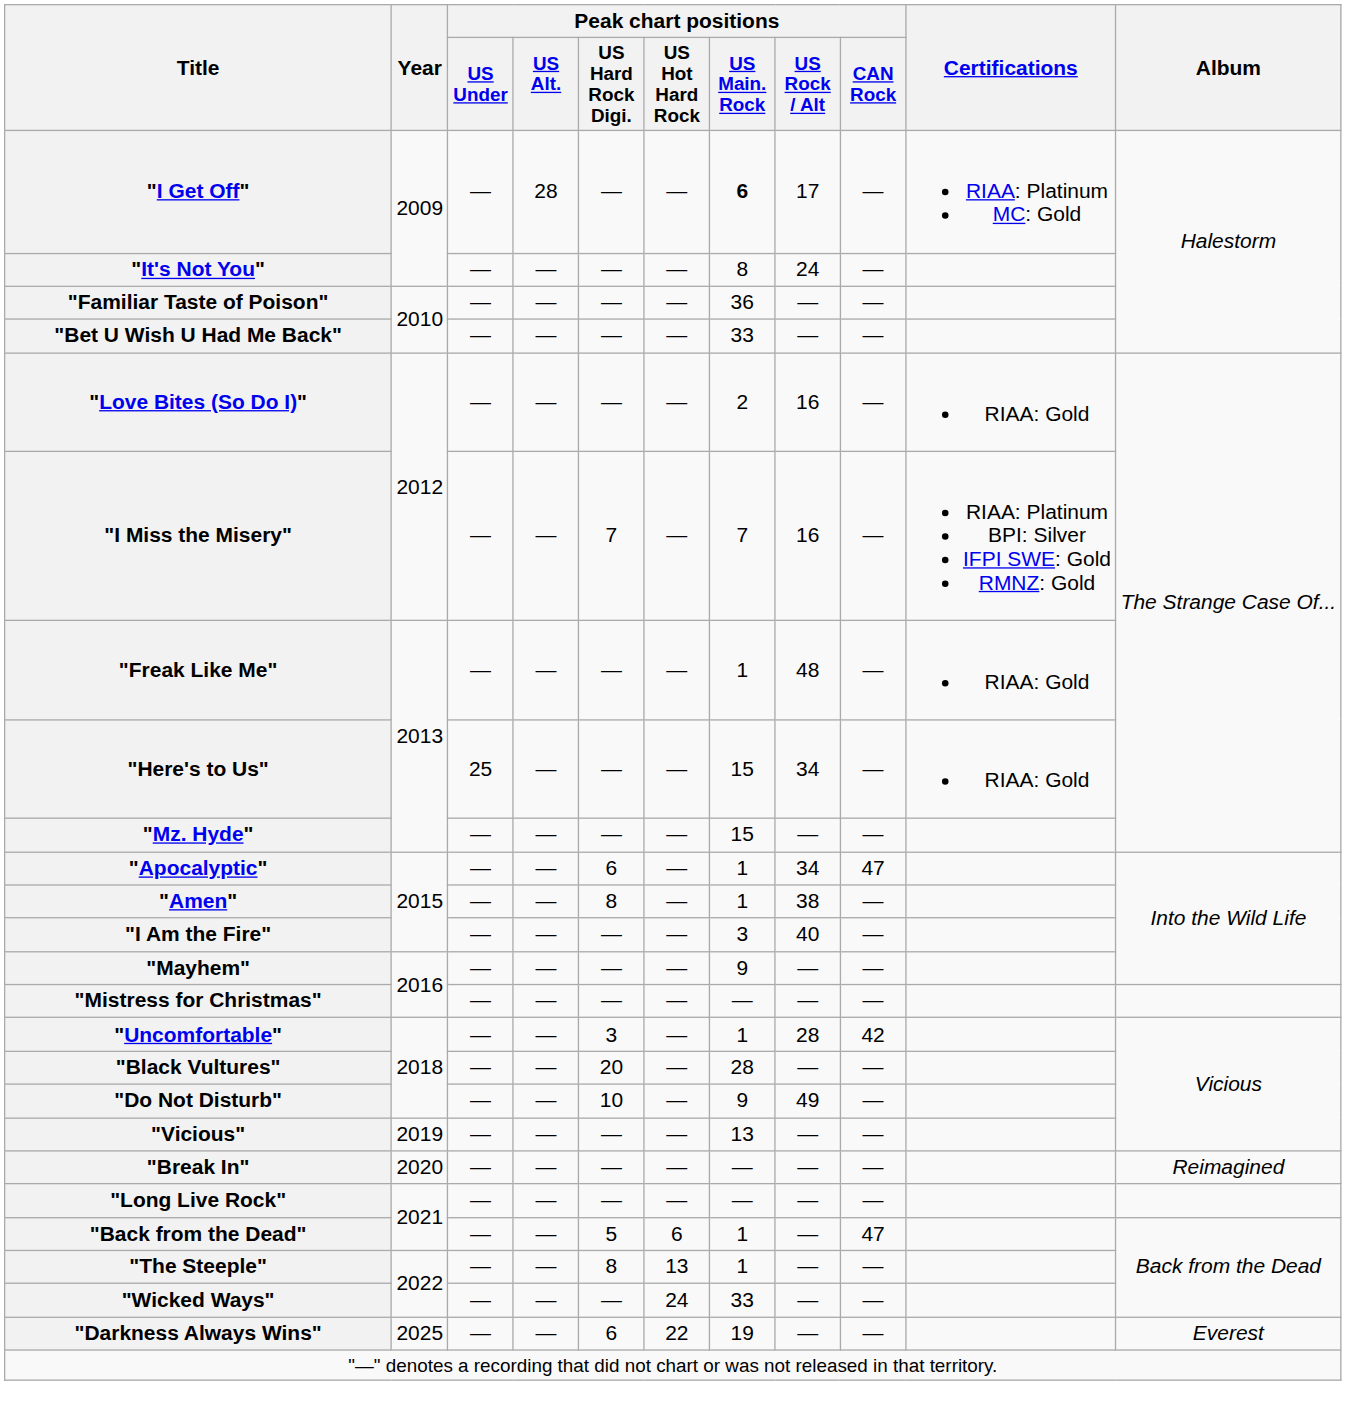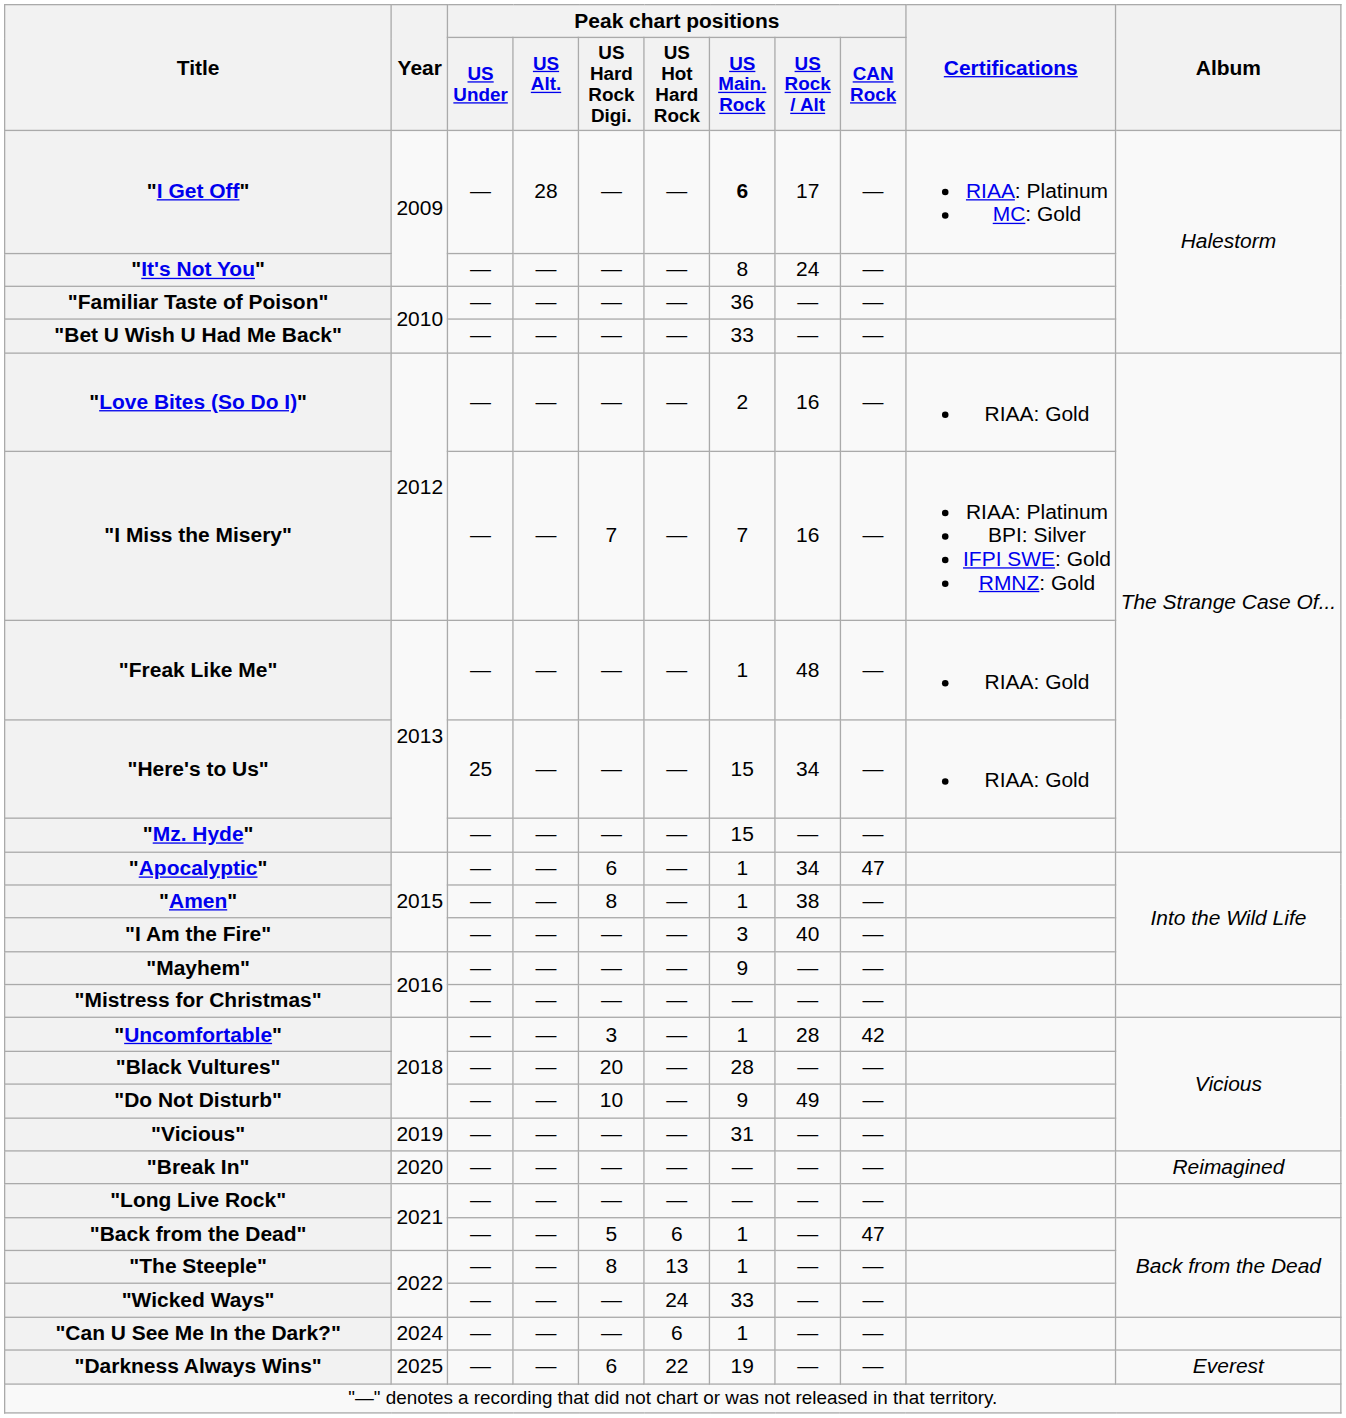(742, 1133) 13 -> (742, 1133) 31
+ row: (198, 1333)
